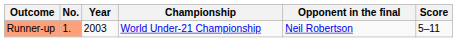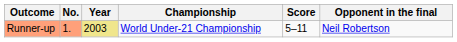columns swapped: (349, 12) <-> (434, 12)
(95, 28) no background -> (95, 28) khaki background
